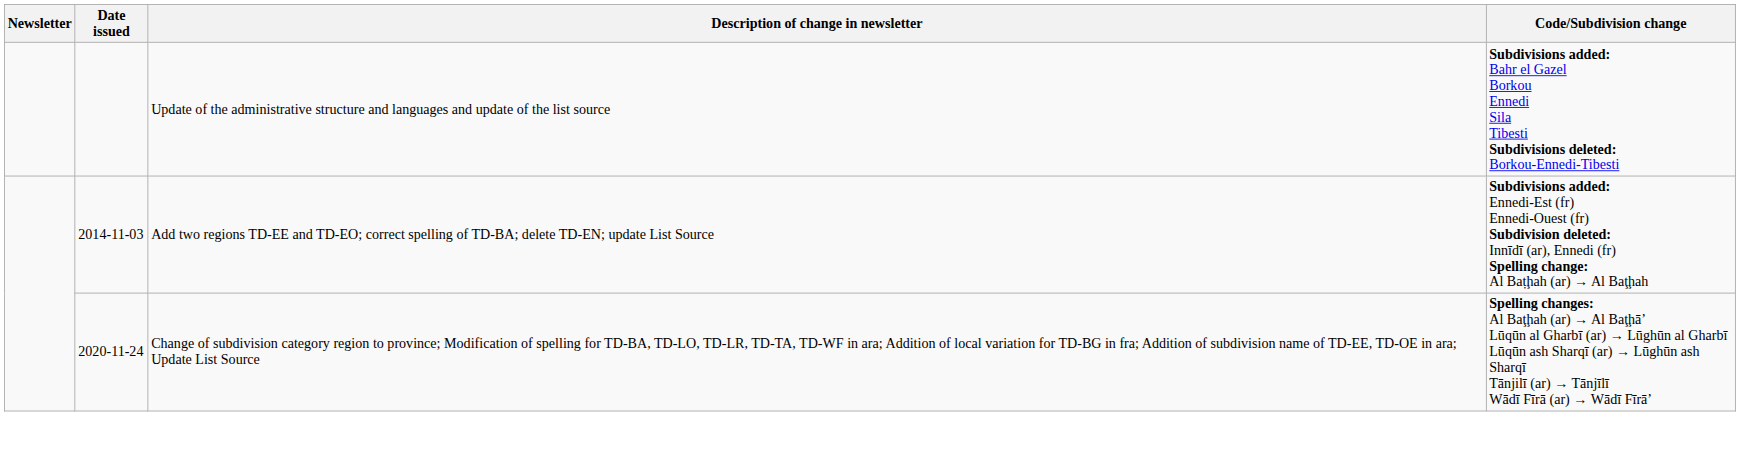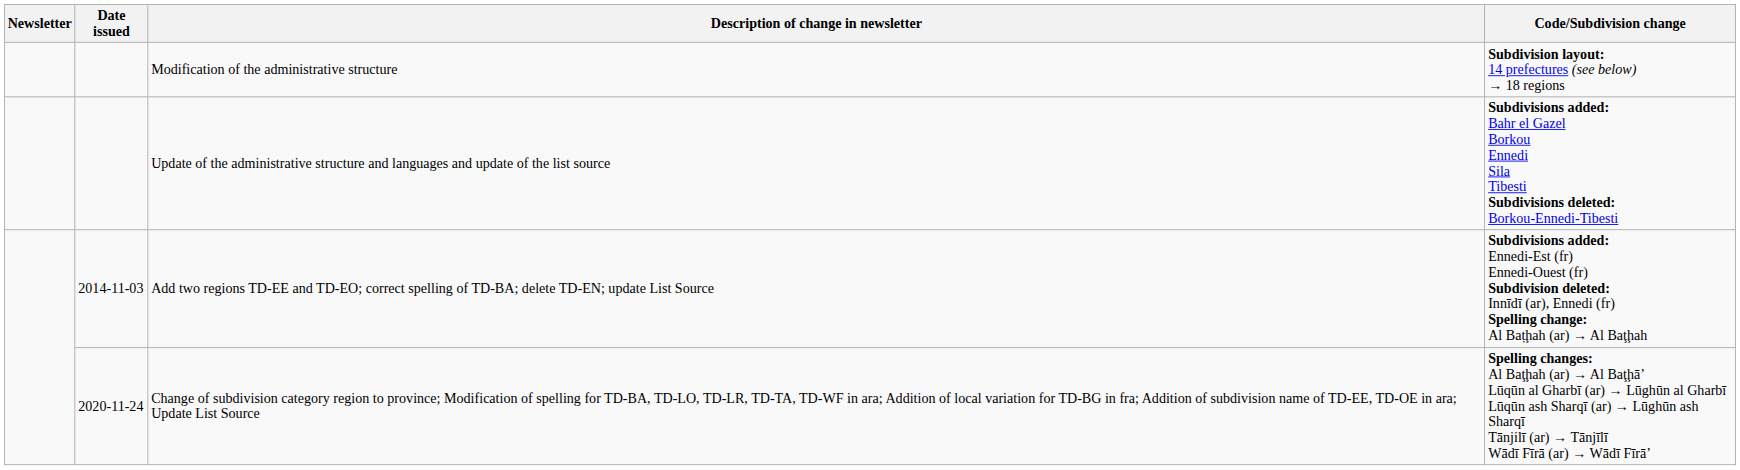+ row: (274, 69)
